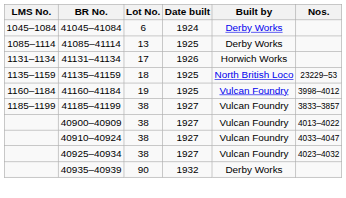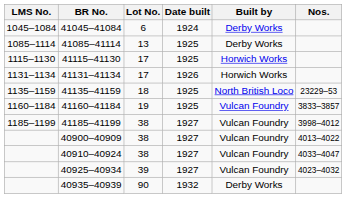+ row: (91, 59)
(319, 91) 3998–4012 -> (319, 107) 3833–3857
(319, 107) 3833–3857 -> (319, 123) 3998–4012
(143, 153) 38 -> (143, 169) 39
